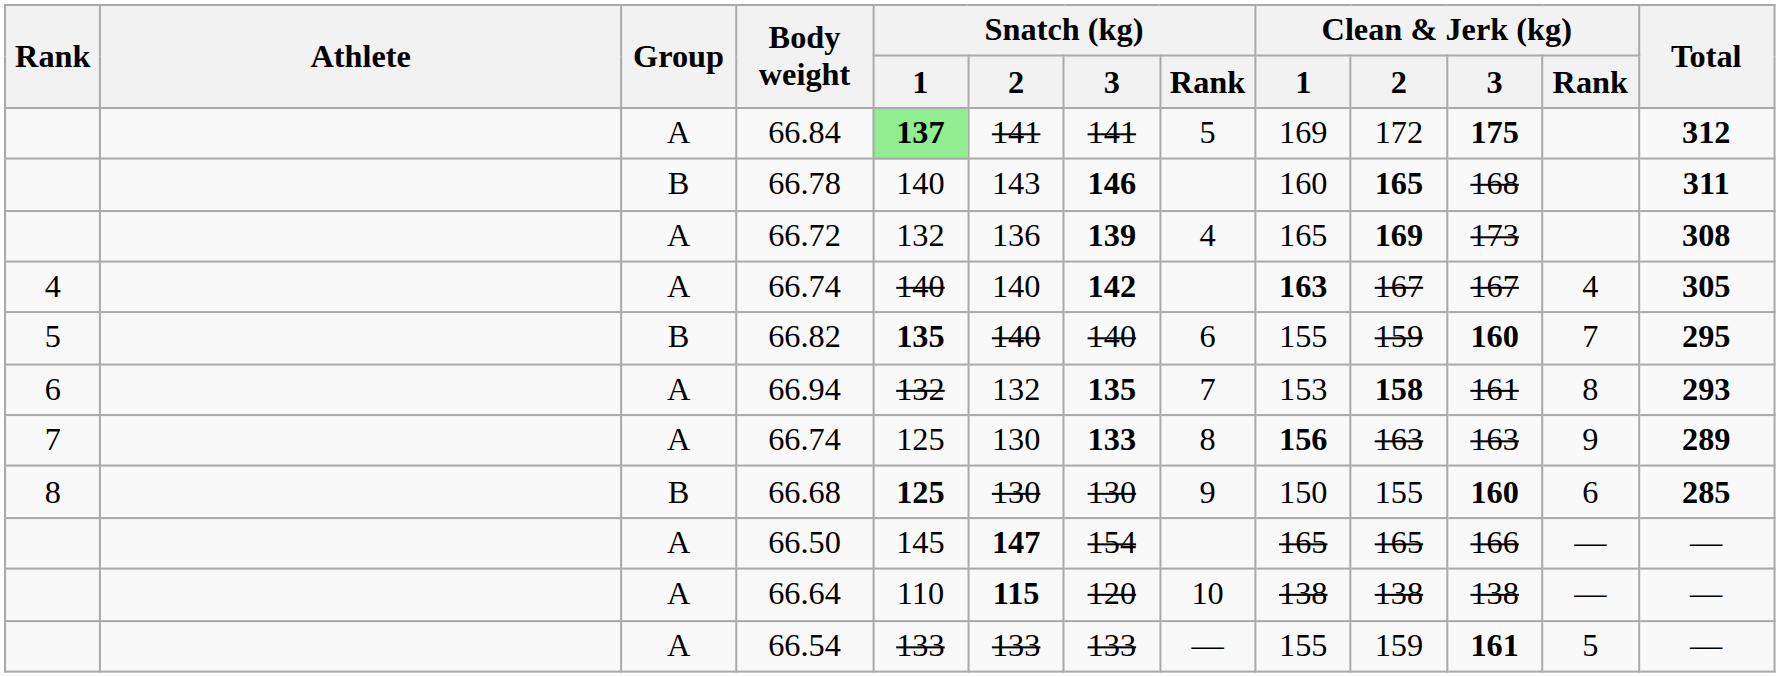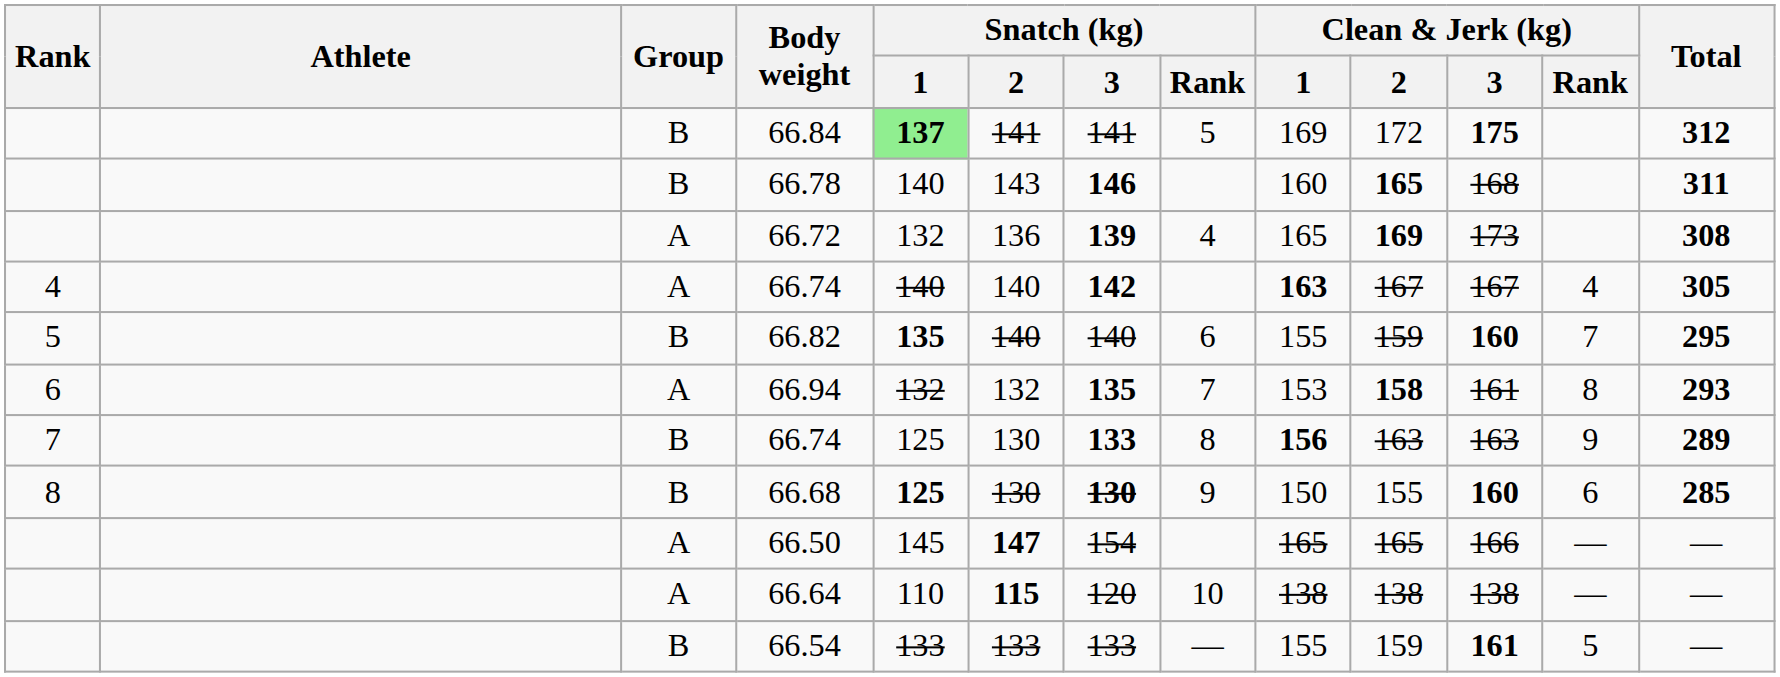(679, 132) A -> (679, 132) B
(679, 440) A -> (679, 440) B
(1112, 491) normal -> (1112, 491) bold
(679, 645) A -> (679, 645) B
